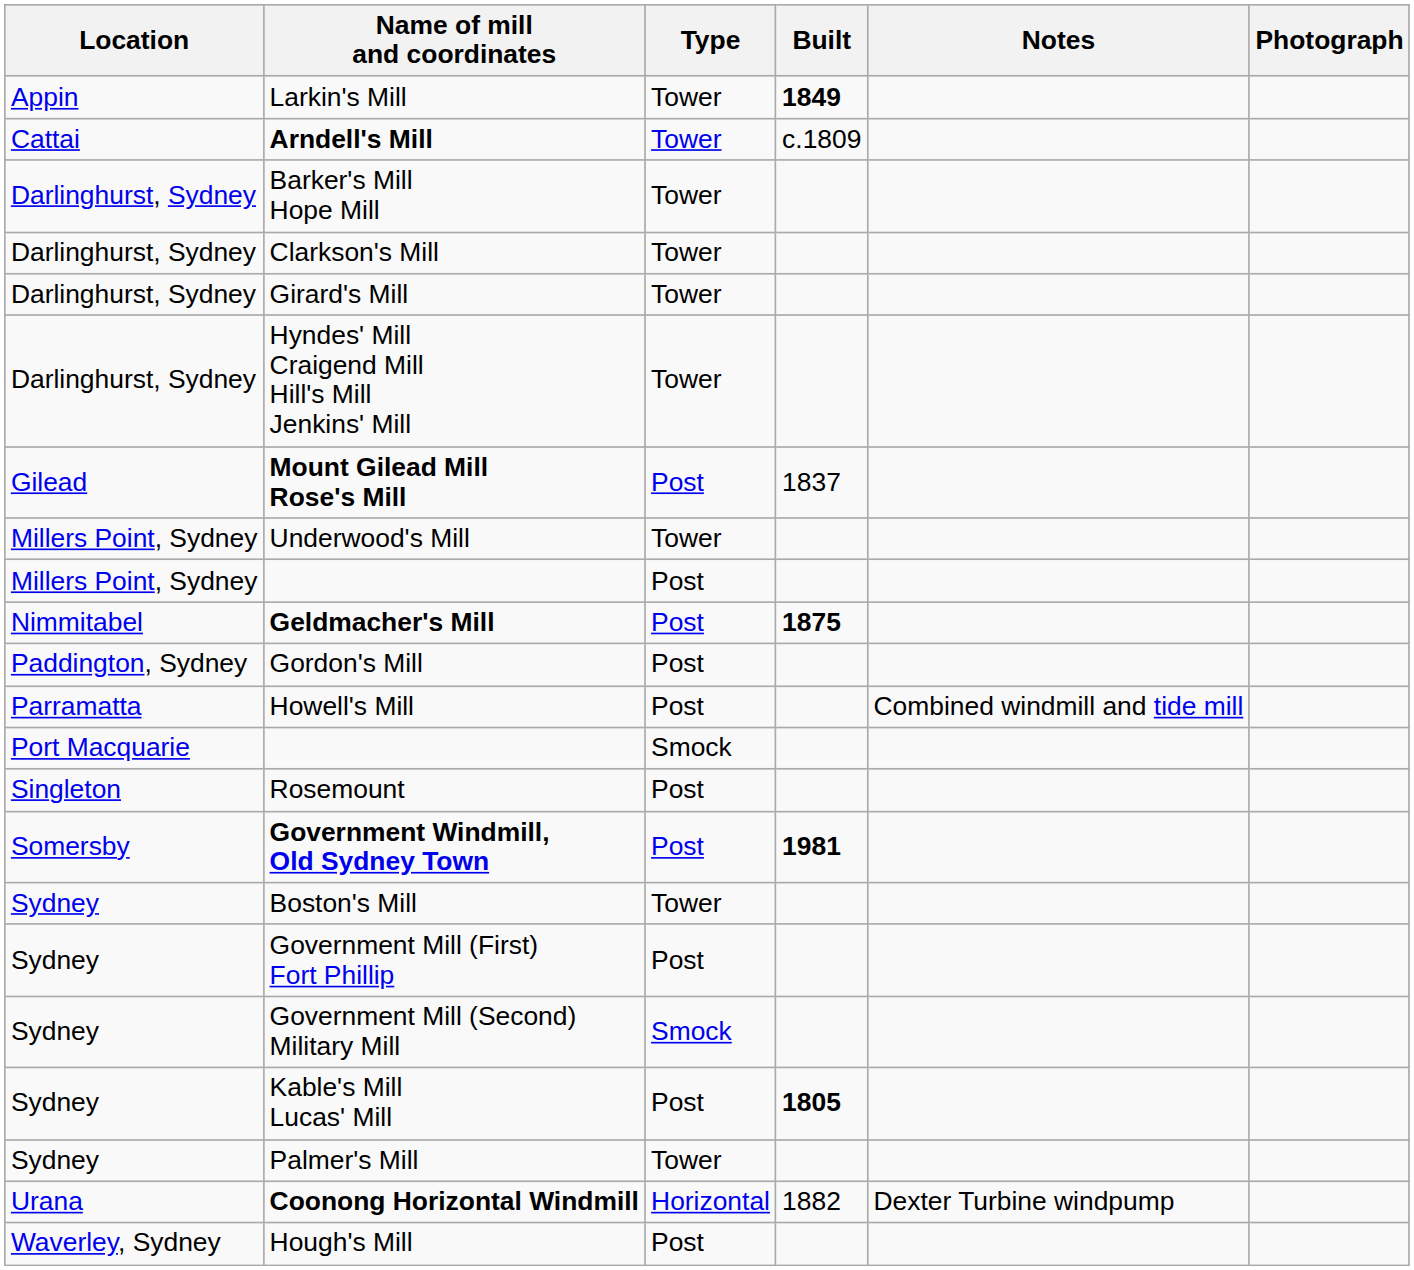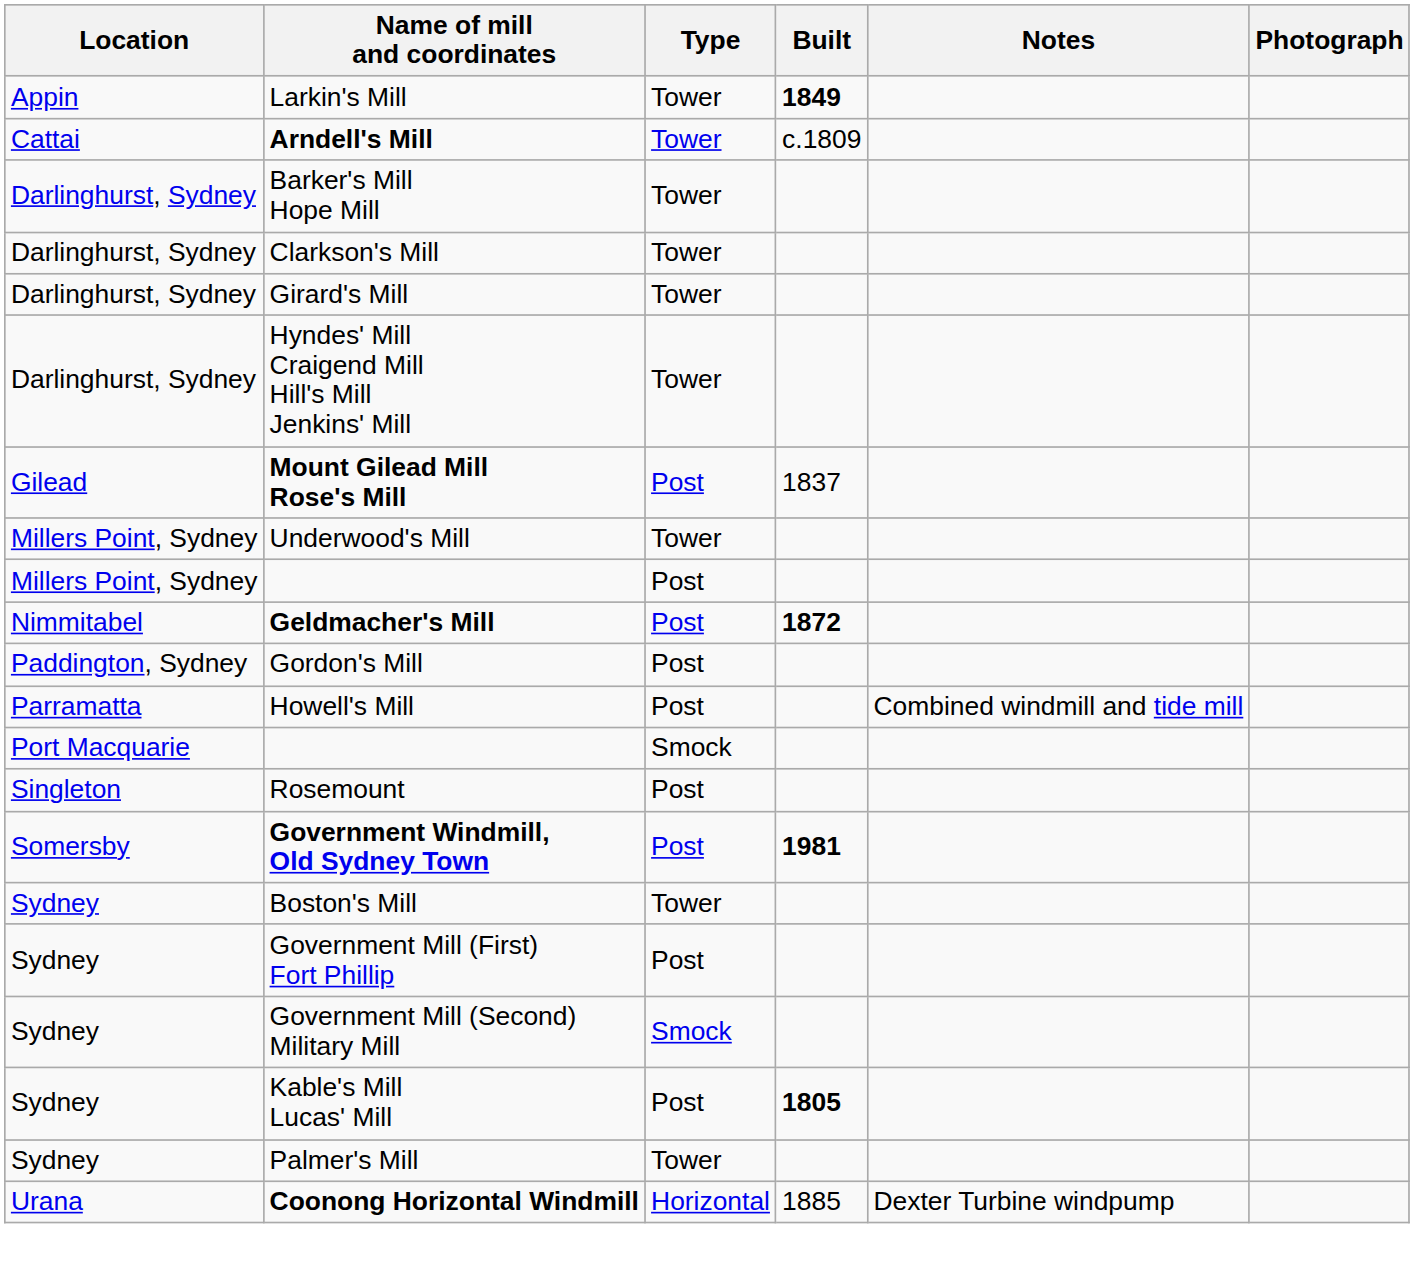(811, 622) 1875 -> (811, 622) 1872
(811, 1201) 1882 -> (811, 1201) 1885
- row: (116, 1243)
